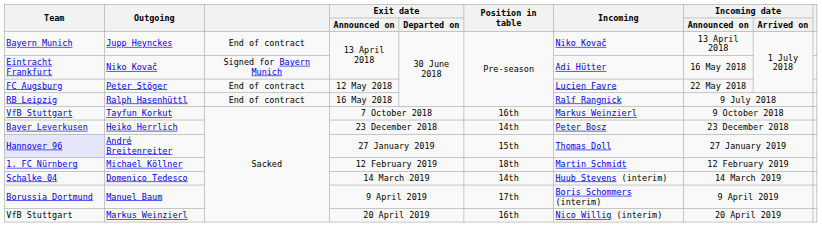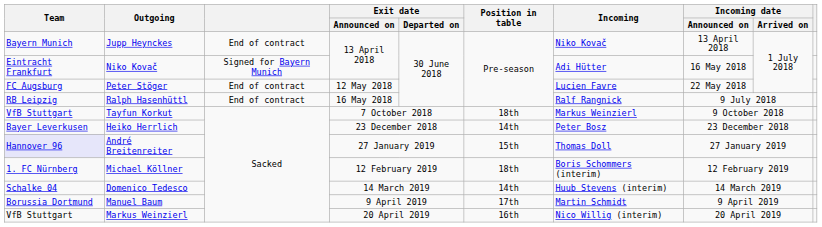(509, 113) 16th -> (509, 113) 18th
(591, 164) Martin Schmidt -> (594, 169) Boris Schommers (interim)
(594, 197) Boris Schommers (interim) -> (591, 202) Martin Schmidt
